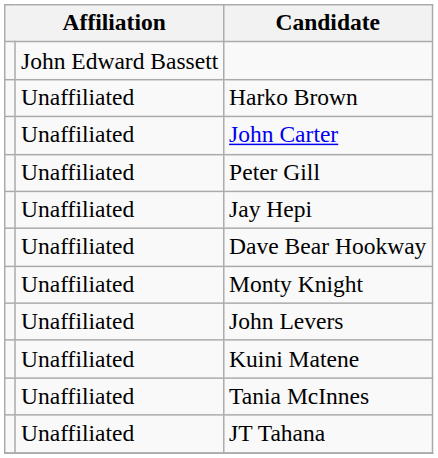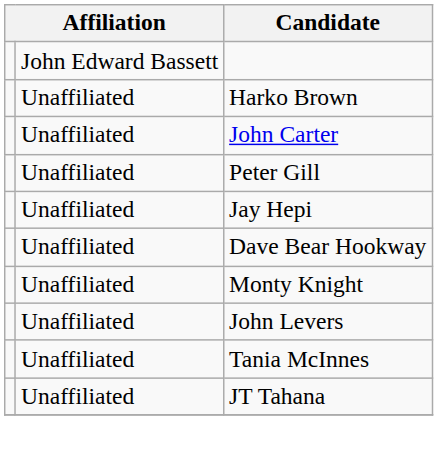- row: (78, 358)
